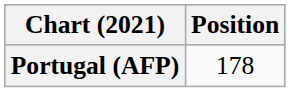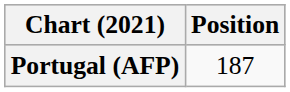(235, 65) 178 -> (235, 65) 187
